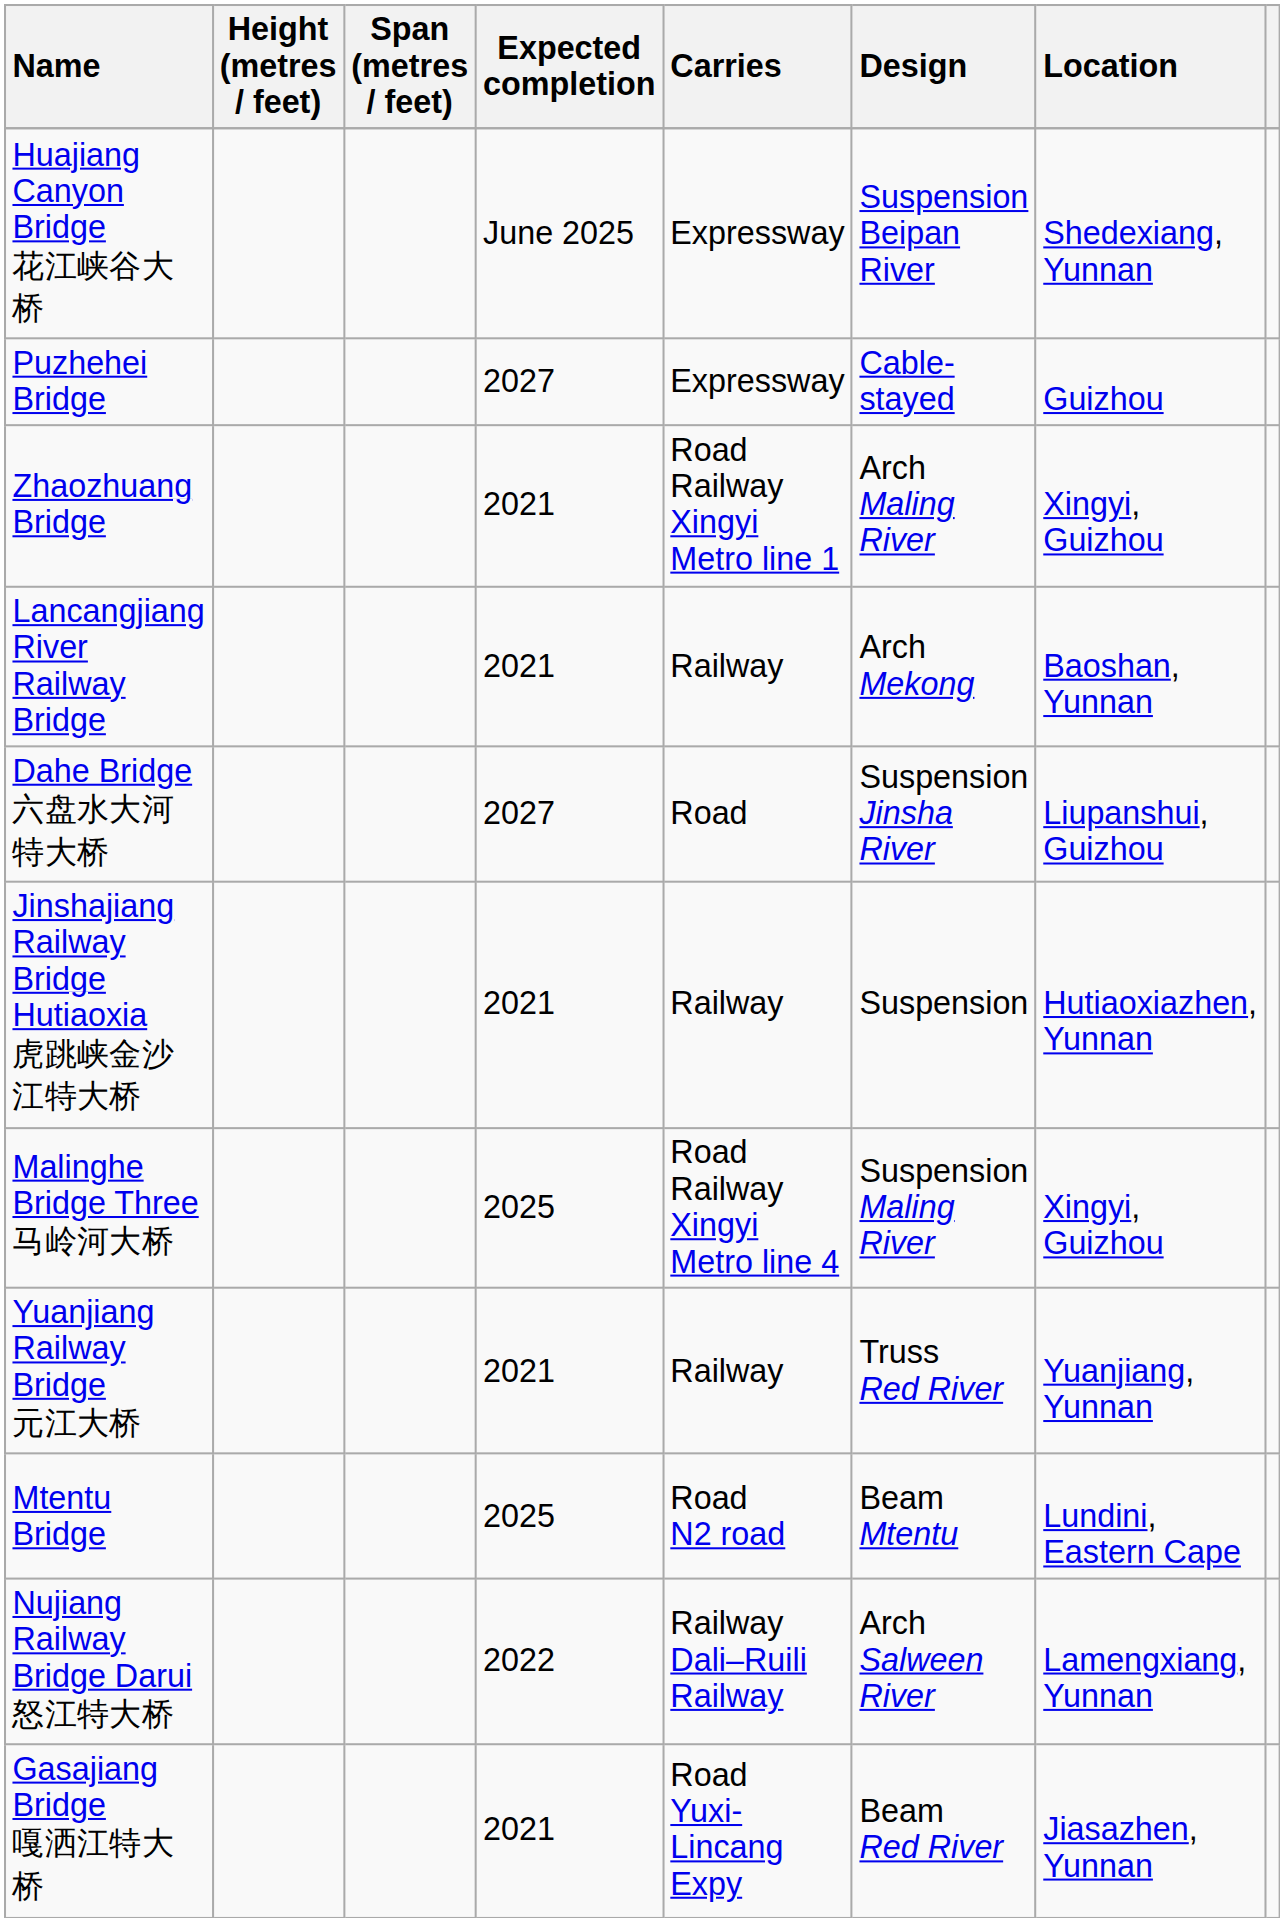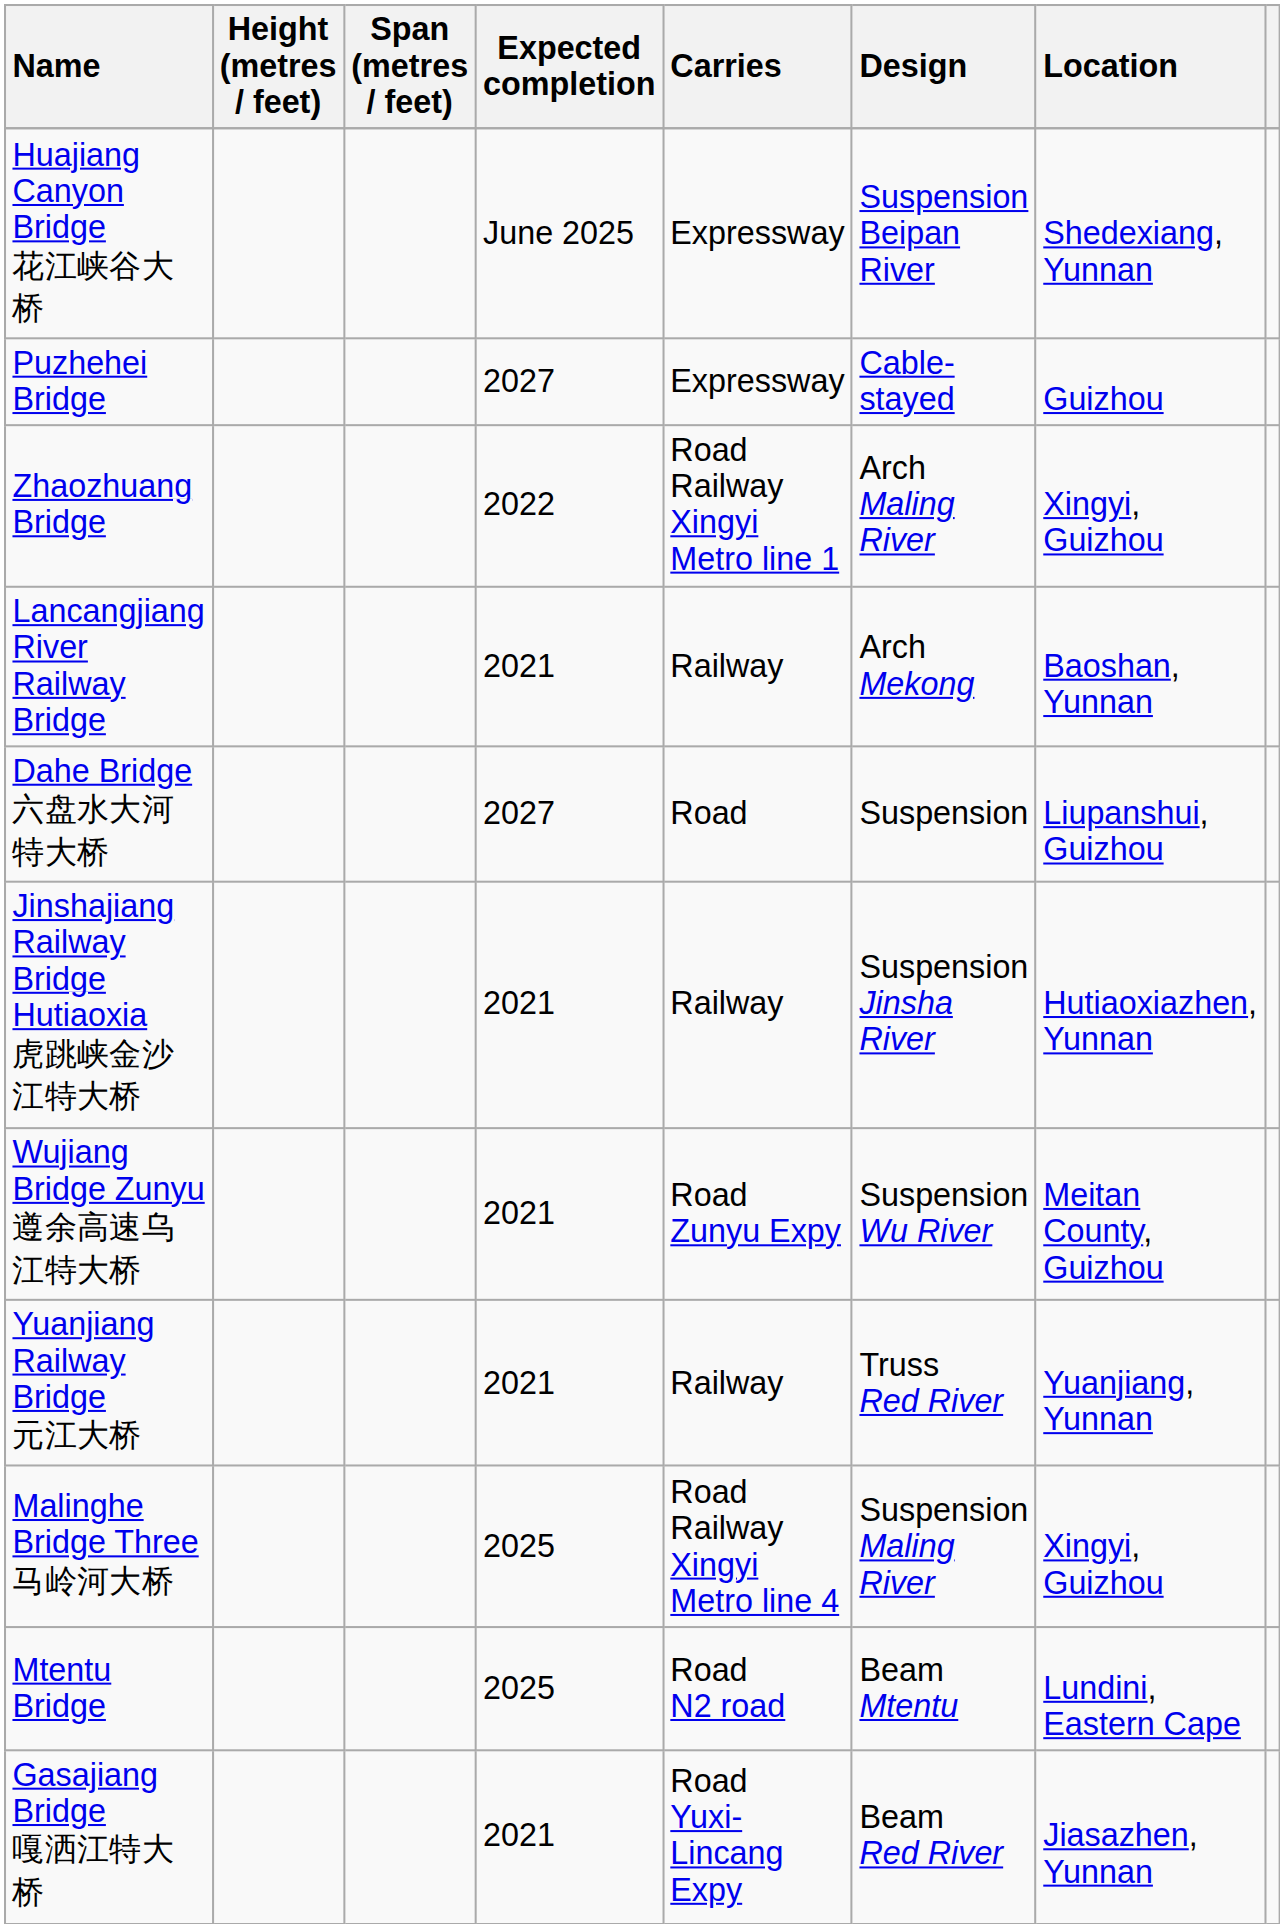(519, 505) 2021 -> (519, 505) 2022
(944, 813) Suspension Jinsha River -> (944, 813) Suspension
(944, 1004) Suspension -> (944, 1004) Suspension Jinsha River
+ row: (109, 1211)
rows swapped: (106, 1205) <-> (83, 1368)
- row: (102, 1658)
